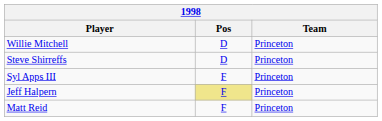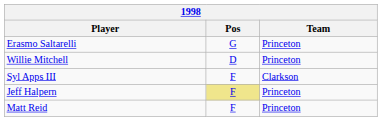+ row: (41, 44)
- row: (37, 60)
(274, 76) Princeton -> (280, 76) Clarkson
